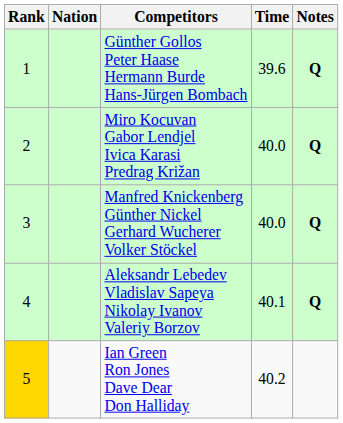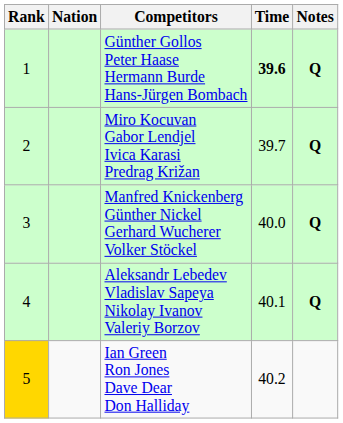(272, 68) normal -> (272, 68) bold
(272, 146) 40.0 -> (272, 146) 39.7
